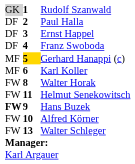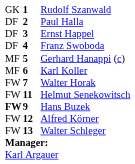(12, 10) lightgrey background -> (12, 10) no background
(25, 58) gold background -> (25, 58) no background
(25, 82) 8 -> (25, 82) 7
(28, 118) 10 -> (28, 118) 12
